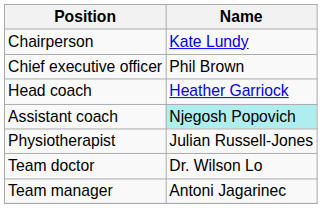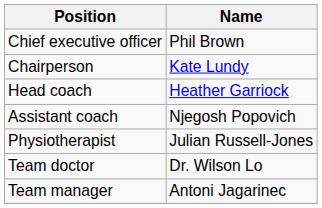rows swapped: (51, 41) <-> (85, 66)
(233, 116) paleturquoise background -> (233, 116) no background
